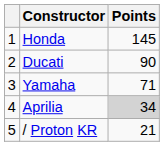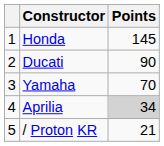(148, 85) 71 -> (148, 85) 70
